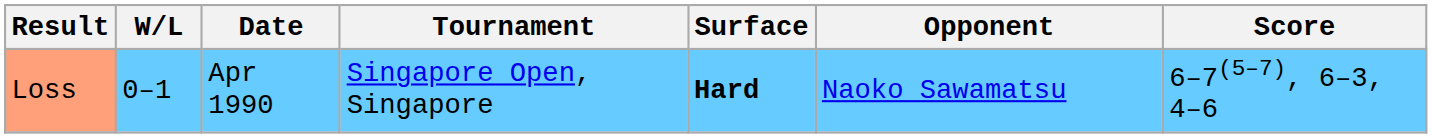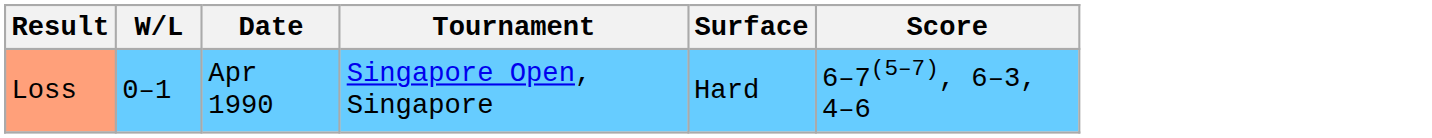- column: (989, 27)
(727, 91) bold -> (727, 91) normal
